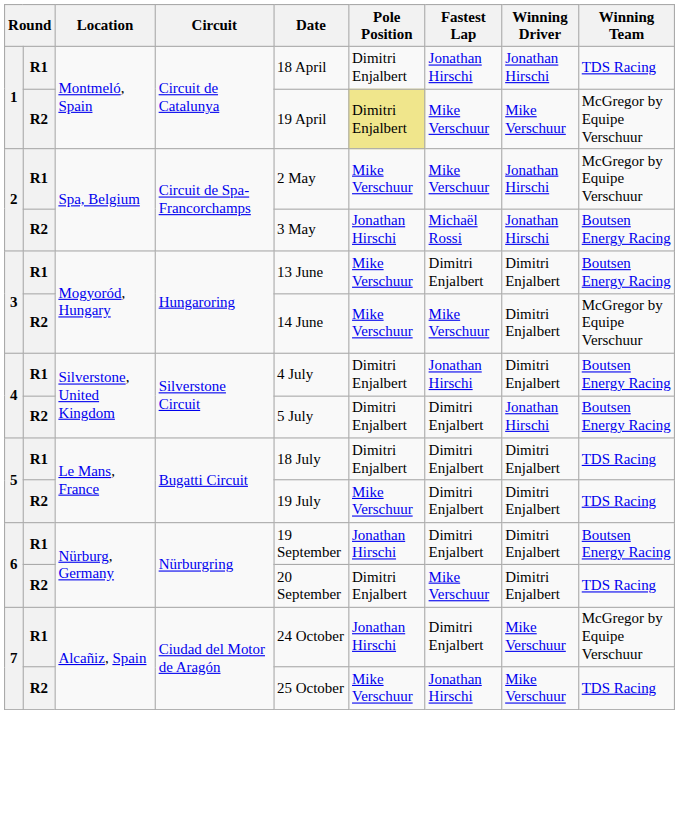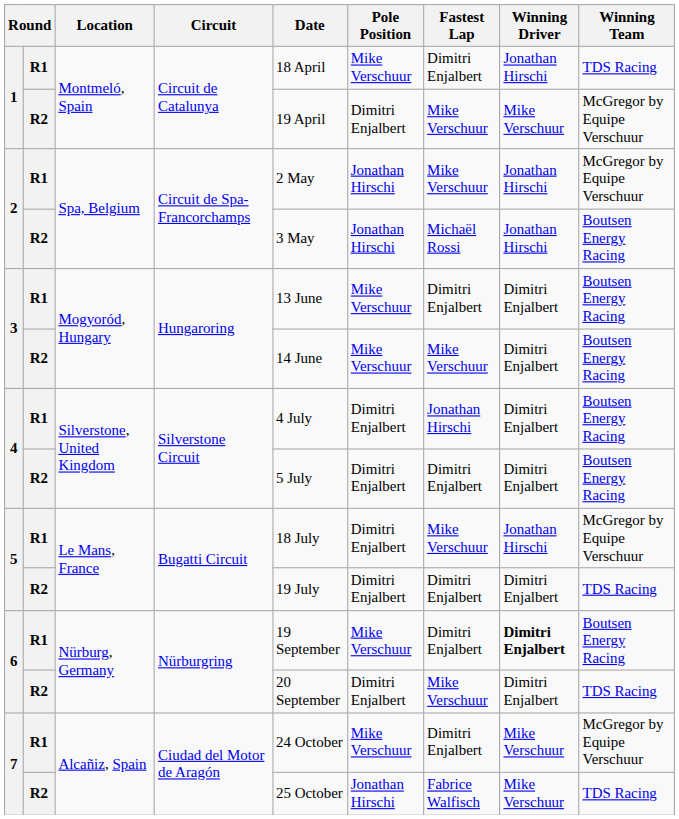(379, 67) Dimitri Enjalbert -> (381, 67) Mike Verschuur
(455, 67) Jonathan Hirschi -> (455, 67) Dimitri Enjalbert
(379, 118) khaki background -> (378, 118) no background
(382, 178) Mike Verschuur -> (377, 178) Jonathan Hirschi
(622, 322) McGregor by Equipe Verschuur -> (607, 358) Boutsen Energy Racing
(532, 416) Jonathan Hirschi -> (531, 477) Dimitri Enjalbert
(456, 458) Dimitri Enjalbert -> (457, 537) Mike Verschuur
(533, 458) Dimitri Enjalbert -> (530, 537) Jonathan Hirschi
(619, 458) TDS Racing -> (623, 537) McGregor by Equipe Verschuur
(382, 500) Mike Verschuur -> (378, 588) Dimitri Enjalbert
(379, 543) Jonathan Hirschi -> (381, 639) Mike Verschuur
(533, 543) normal -> (534, 639) bold
(379, 636) Jonathan Hirschi -> (381, 742) Mike Verschuur
(382, 687) Mike Verschuur -> (377, 793) Jonathan Hirschi
(455, 687) Jonathan Hirschi -> (454, 793) Fabrice Walfisch
